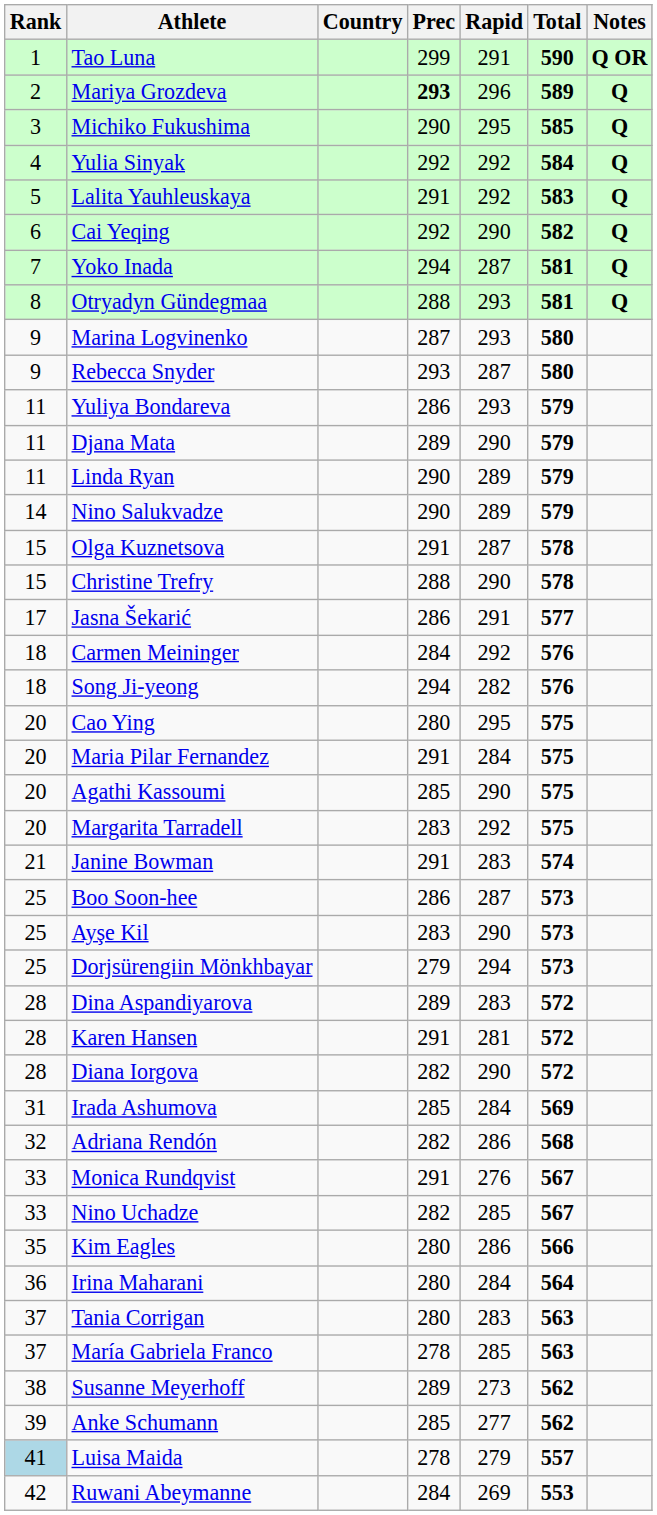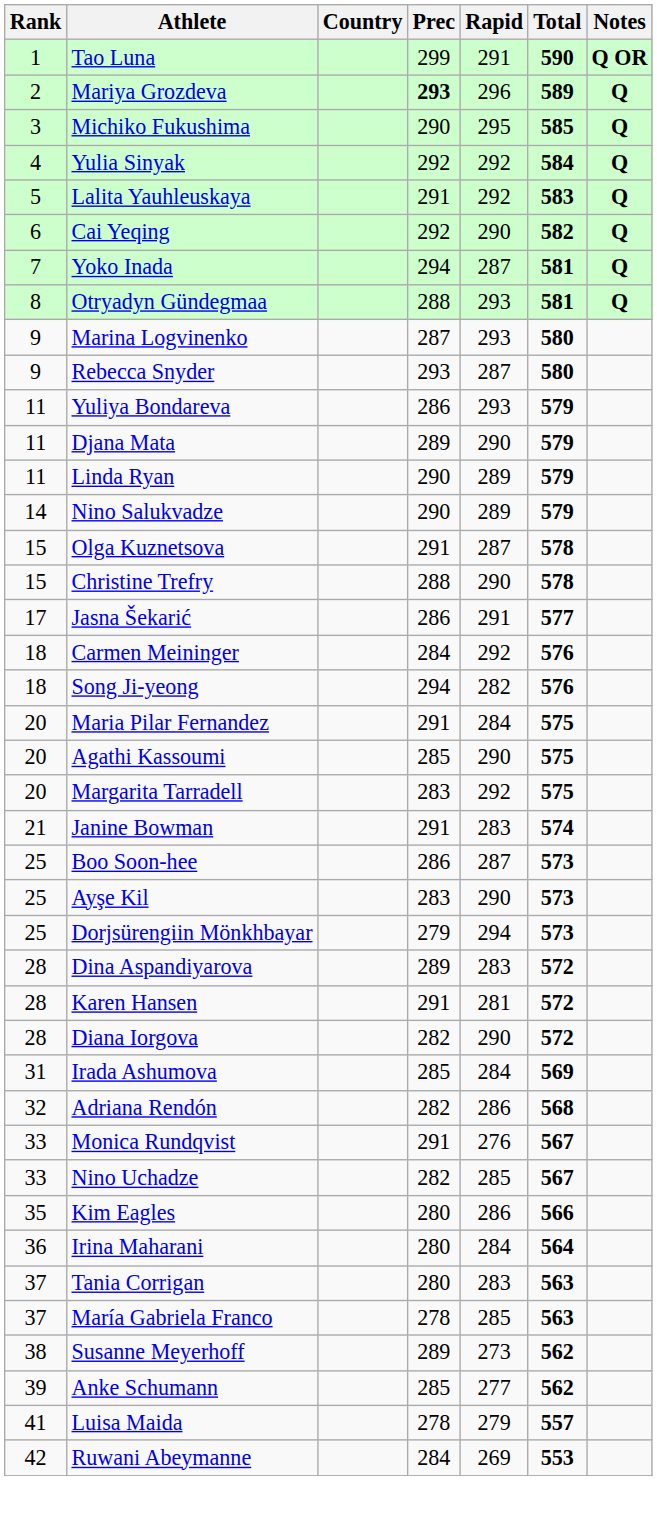- row: (113, 722)
(36, 1457) lightblue background -> (36, 1422) no background
